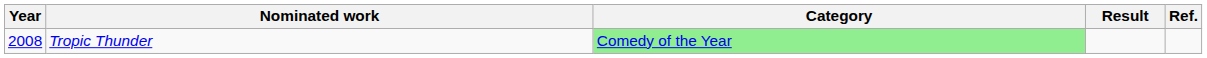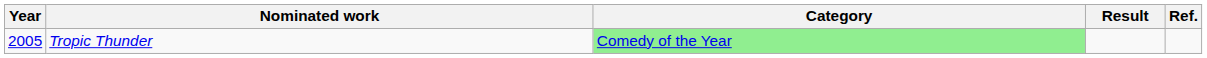(25, 41) 2008 -> (25, 41) 2005
